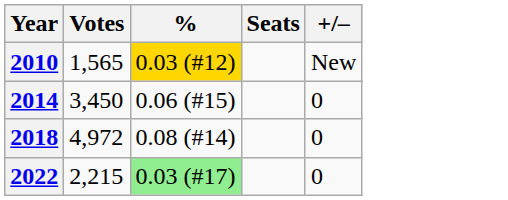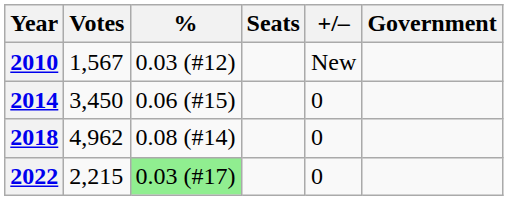+ column: (432, 23)
(96, 61) 1,565 -> (96, 61) 1,567
(186, 61) gold background -> (186, 61) no background
(96, 137) 4,972 -> (96, 137) 4,962
